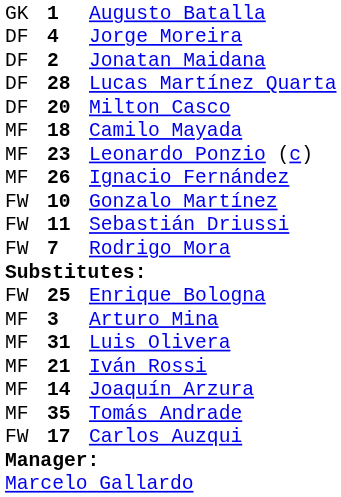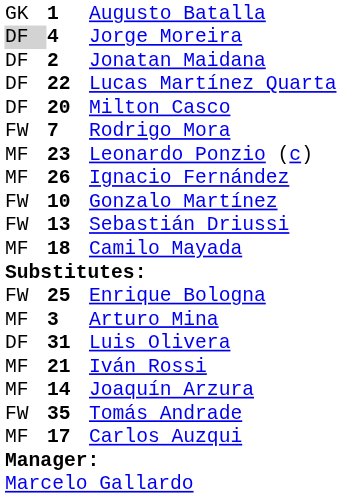(17, 37) no background -> (17, 37) lightgrey background
(59, 84) 28 -> (59, 84) 22
rows swapped: (166, 131) <-> (160, 249)
(59, 225) 11 -> (59, 225) 13
(17, 343) MF -> (17, 343) DF
(17, 414) MF -> (17, 414) FW
(17, 437) FW -> (17, 437) MF
